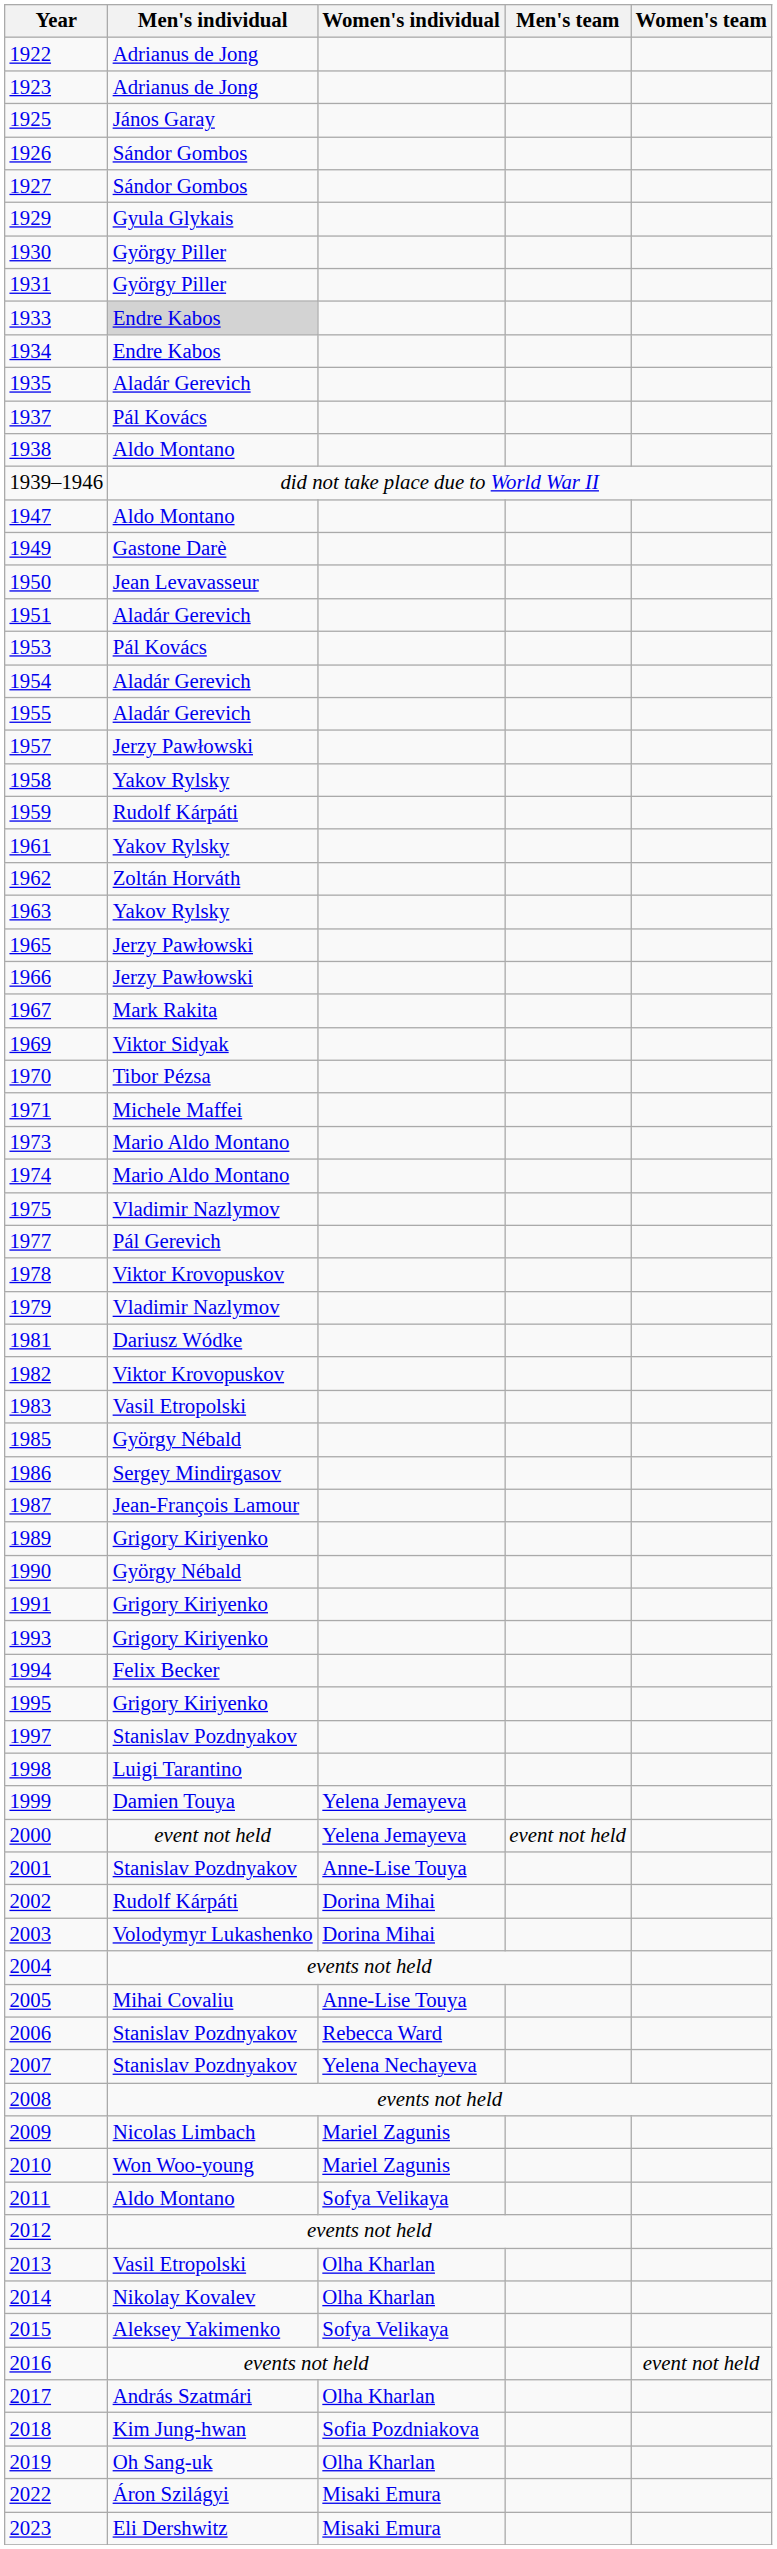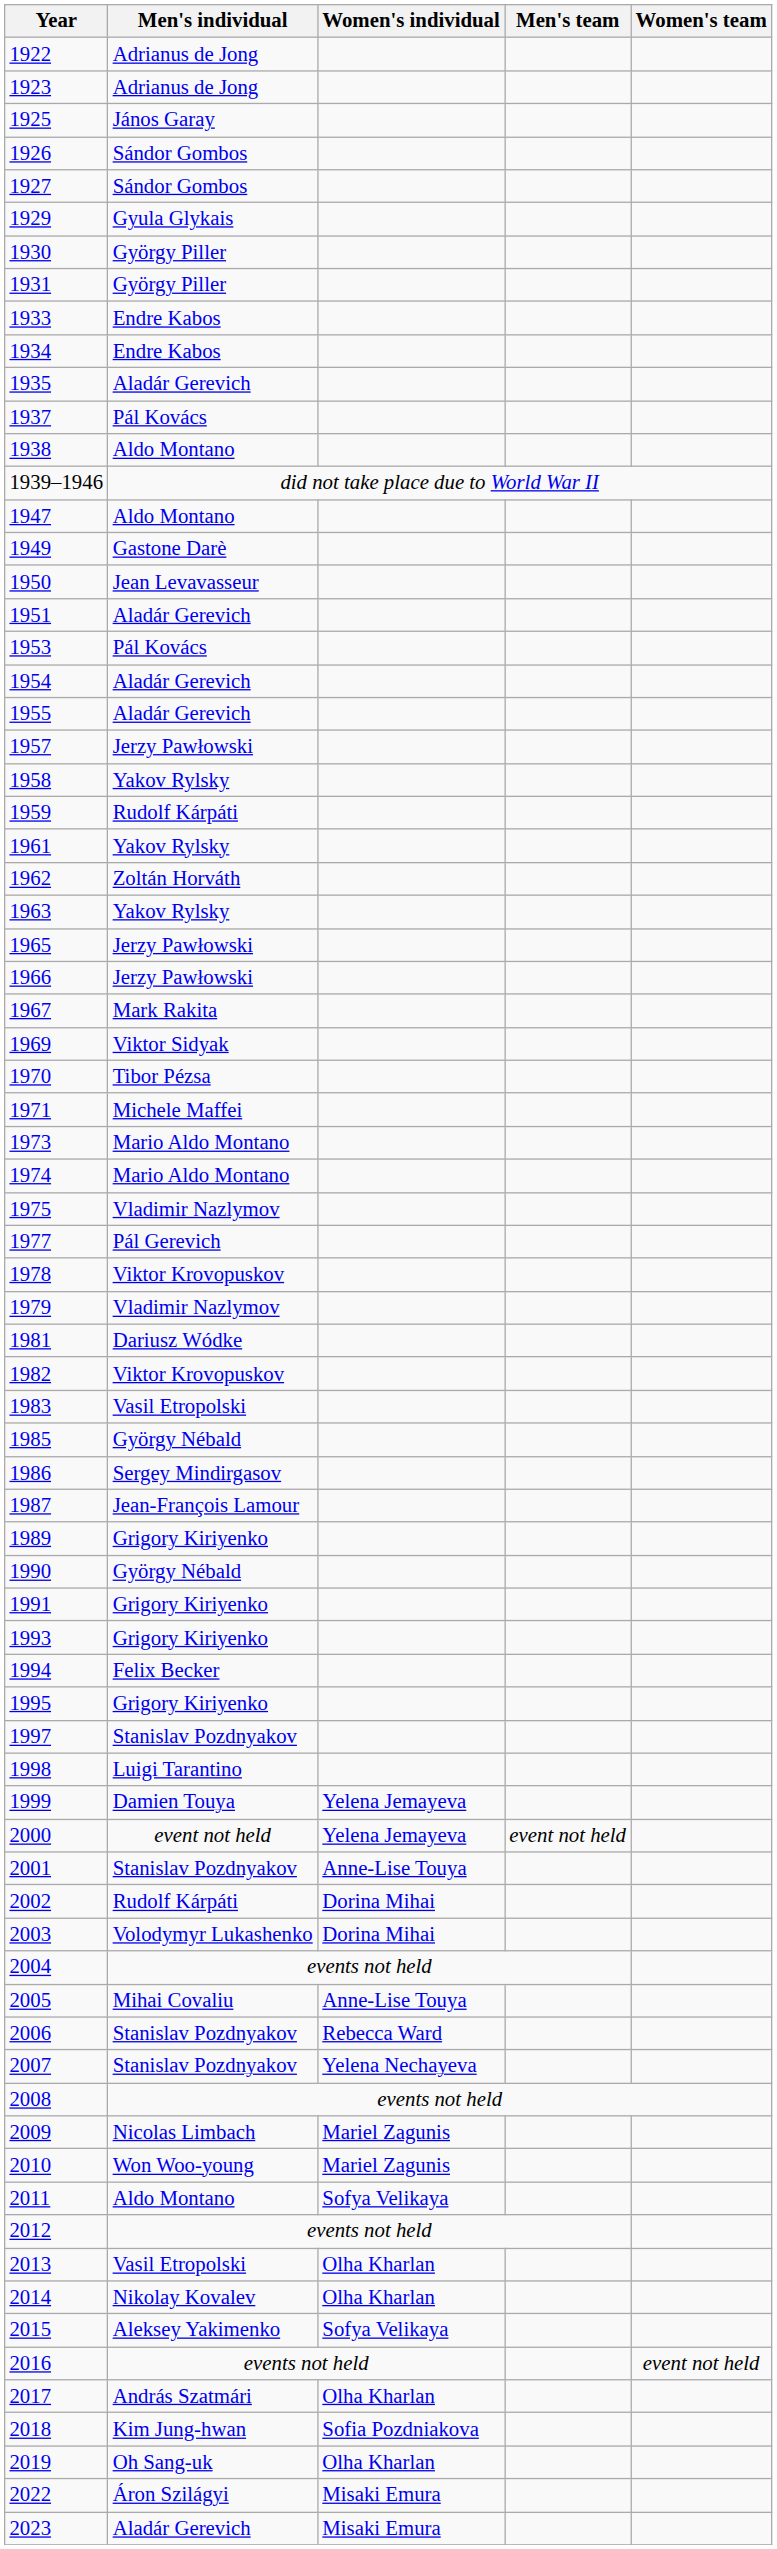(167, 317) lightgrey background -> (167, 317) no background
(170, 2528) Eli Dershwitz -> (182, 2528) Aladár Gerevich
